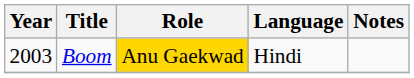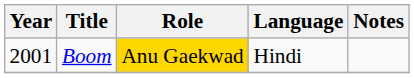(31, 55) 2003 -> (31, 55) 2001
